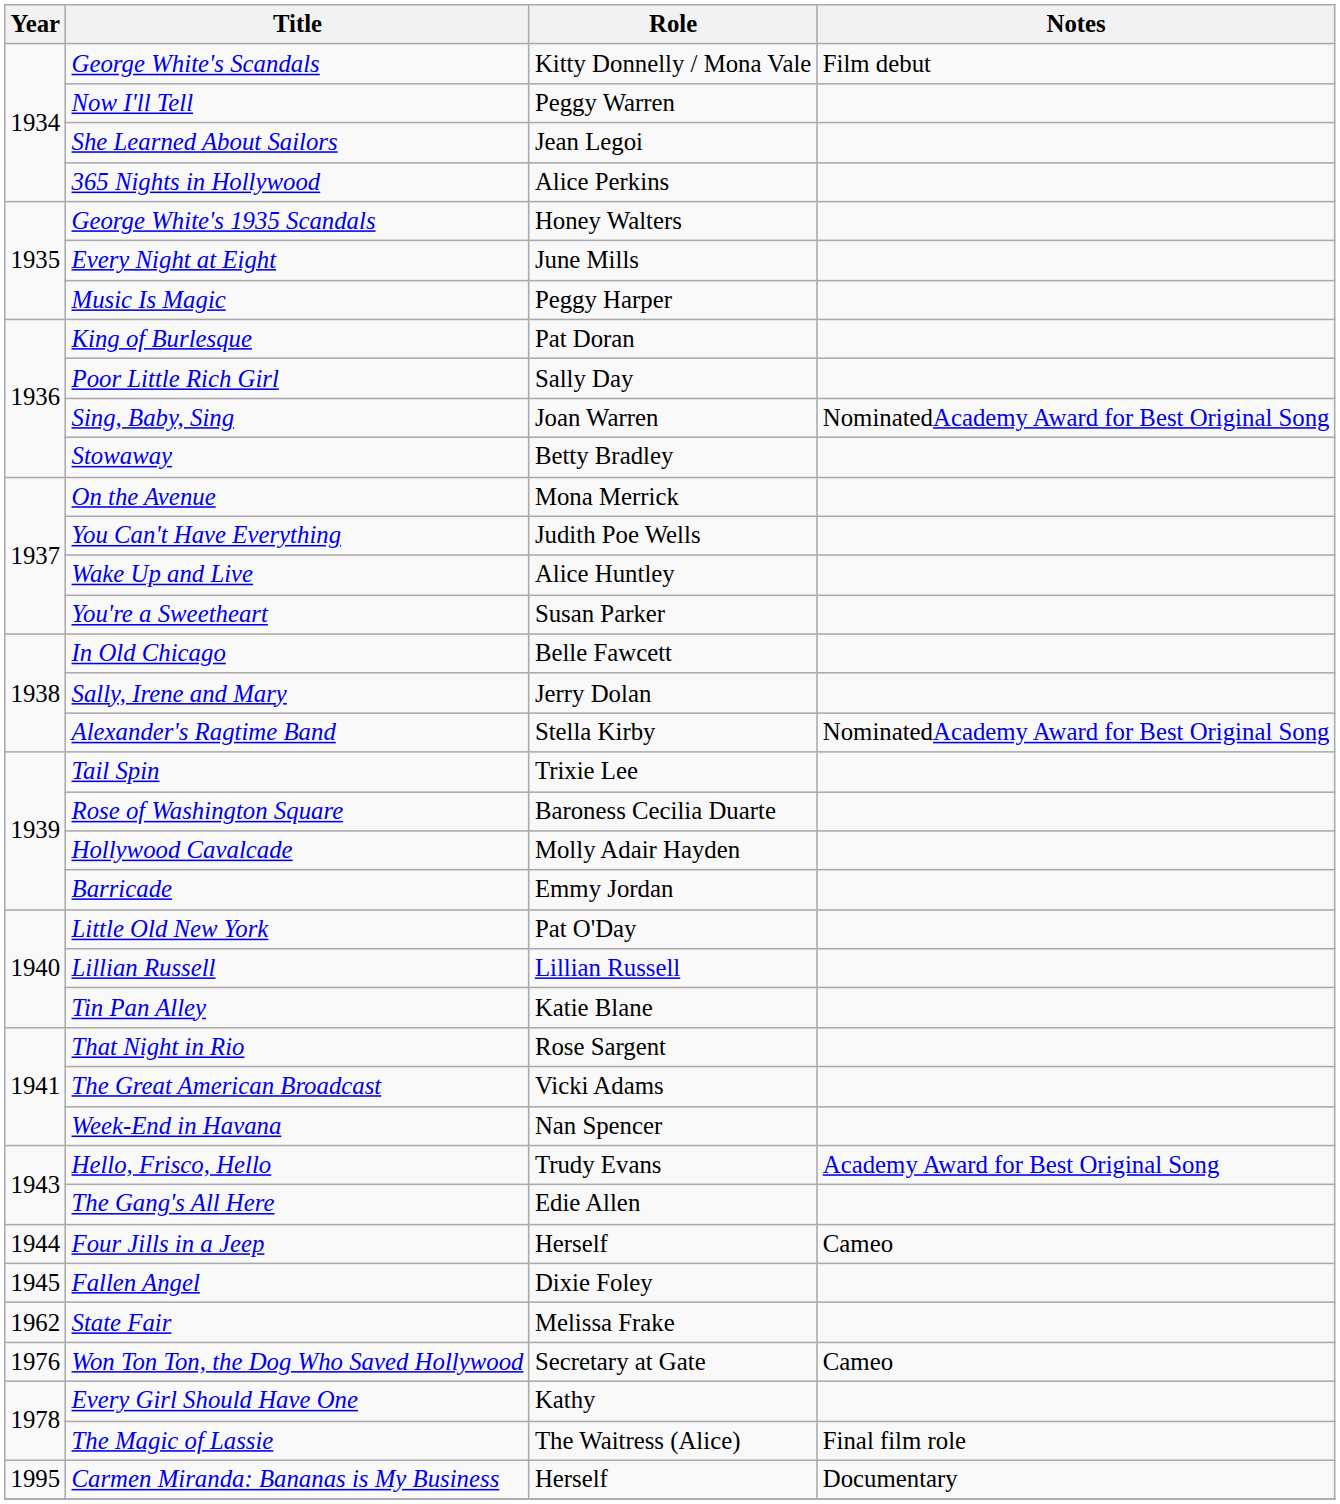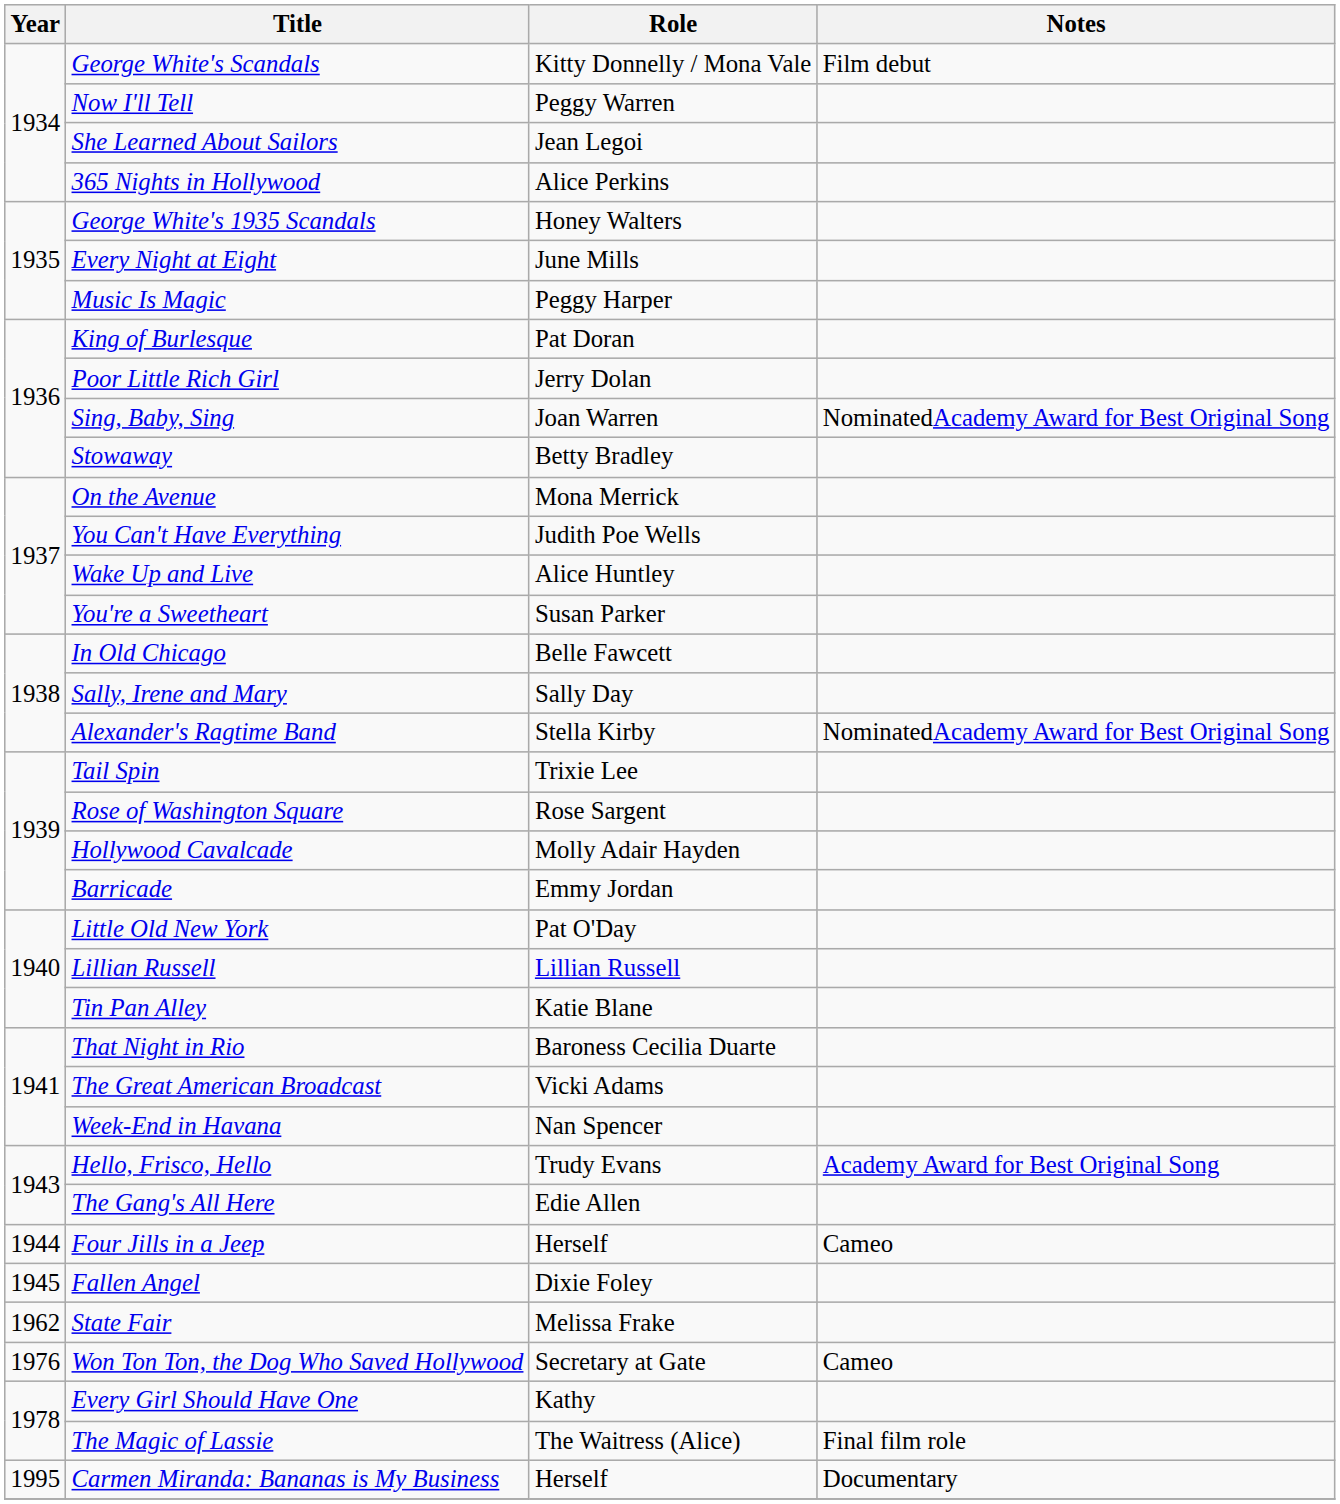(584, 378) Sally Day -> (593, 378) Jerry Dolan
(593, 692) Jerry Dolan -> (584, 692) Sally Day
(655, 810) Baroness Cecilia Duarte -> (600, 810) Rose Sargent
(600, 1046) Rose Sargent -> (655, 1046) Baroness Cecilia Duarte
